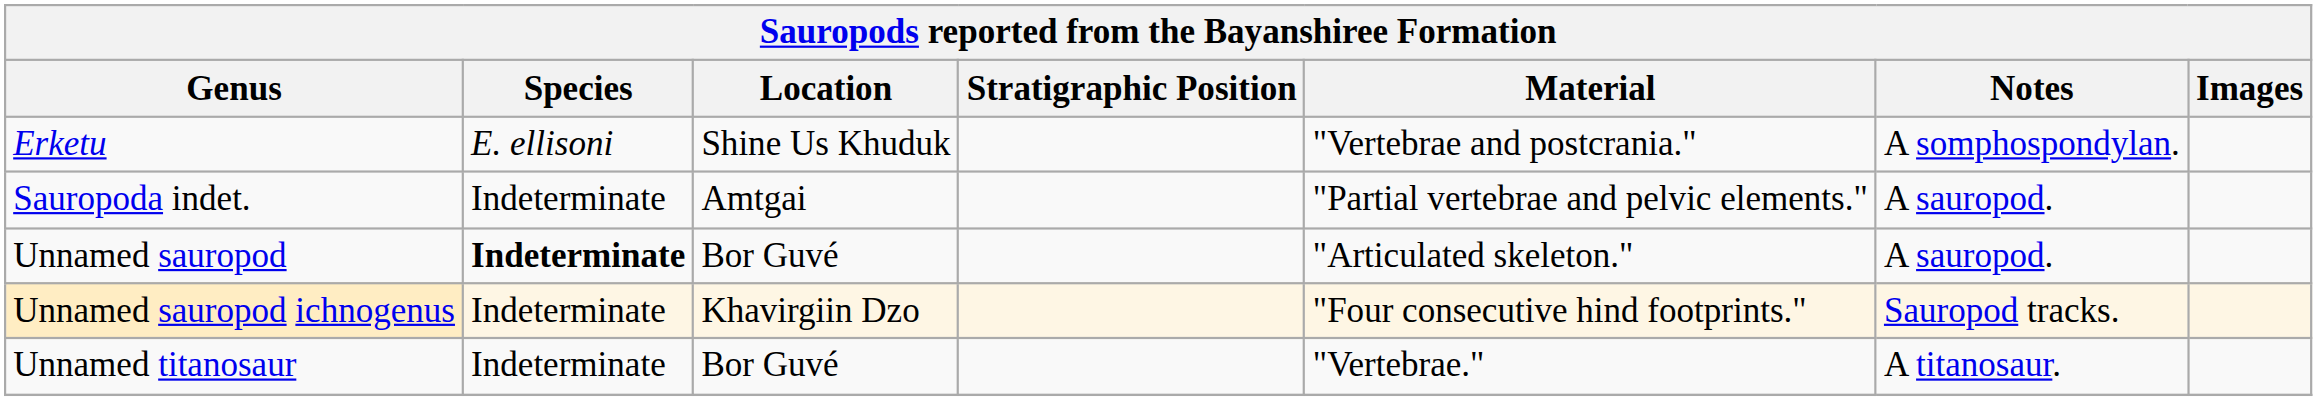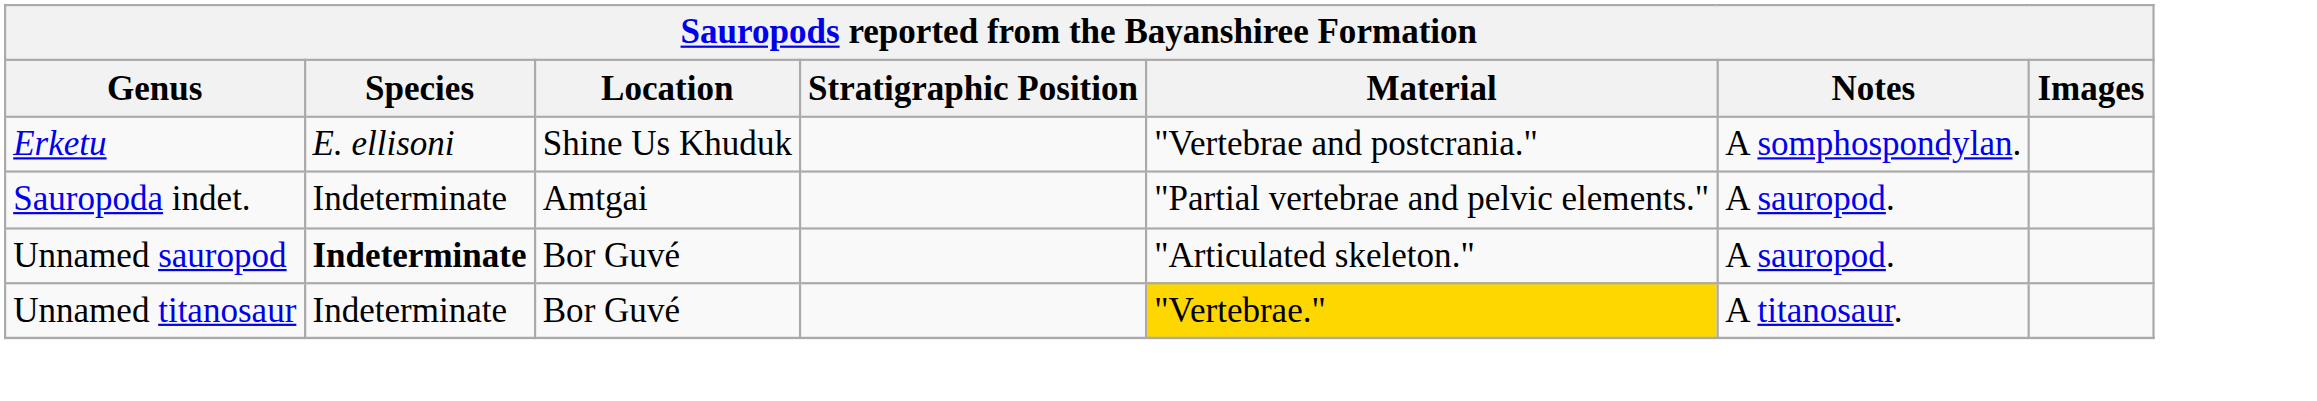- row: (234, 310)
(1399, 365) no background -> (1240, 310) gold background
